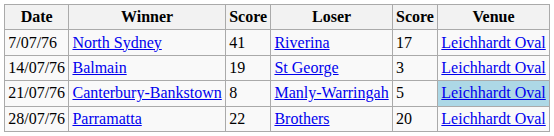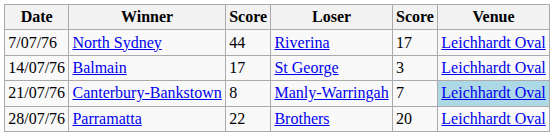(237, 42) 41 -> (237, 42) 44
(237, 67) 19 -> (237, 67) 17
(400, 93) 5 -> (400, 93) 7
